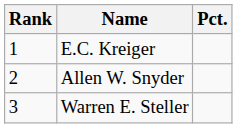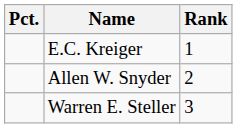columns swapped: (31, 19) <-> (212, 19)
